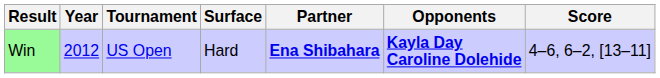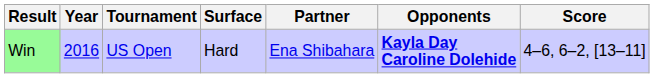(81, 51) 2012 -> (81, 51) 2016
(324, 51) bold -> (322, 51) normal
